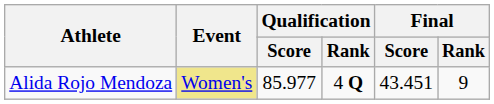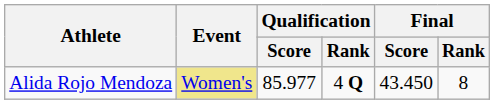(406, 83) 43.451 -> (406, 83) 43.450
(463, 83) 9 -> (463, 83) 8
